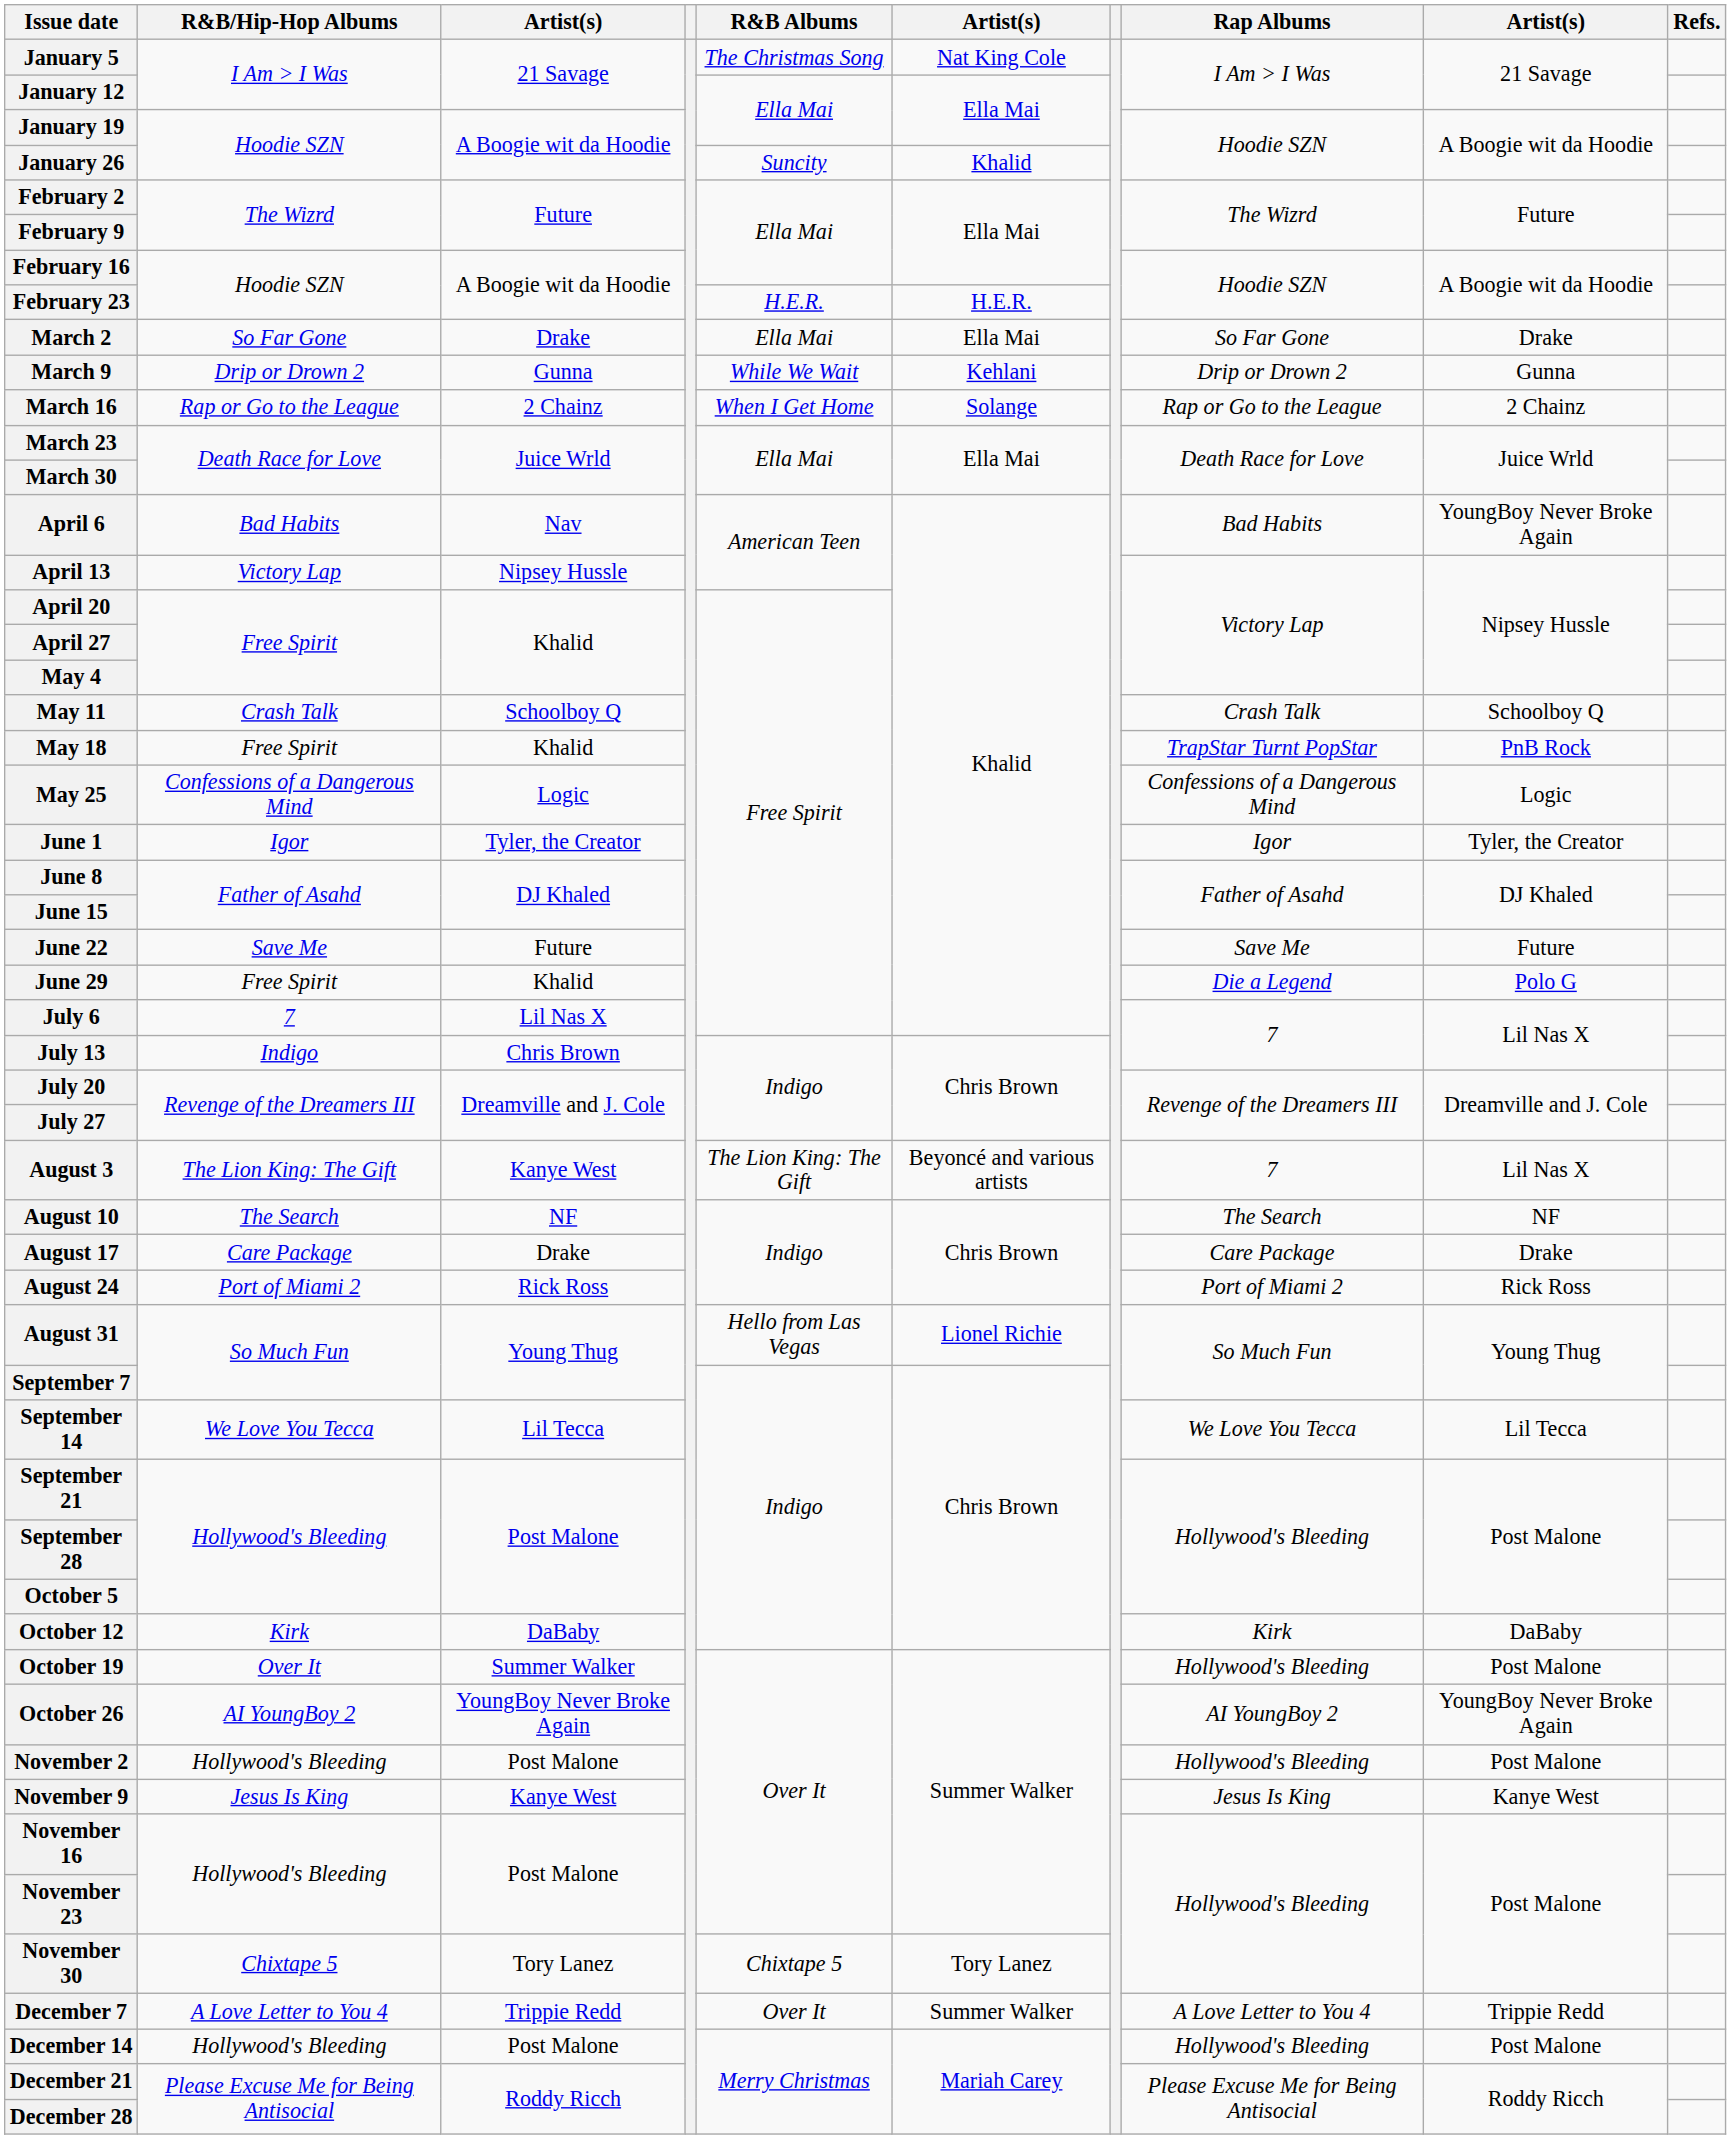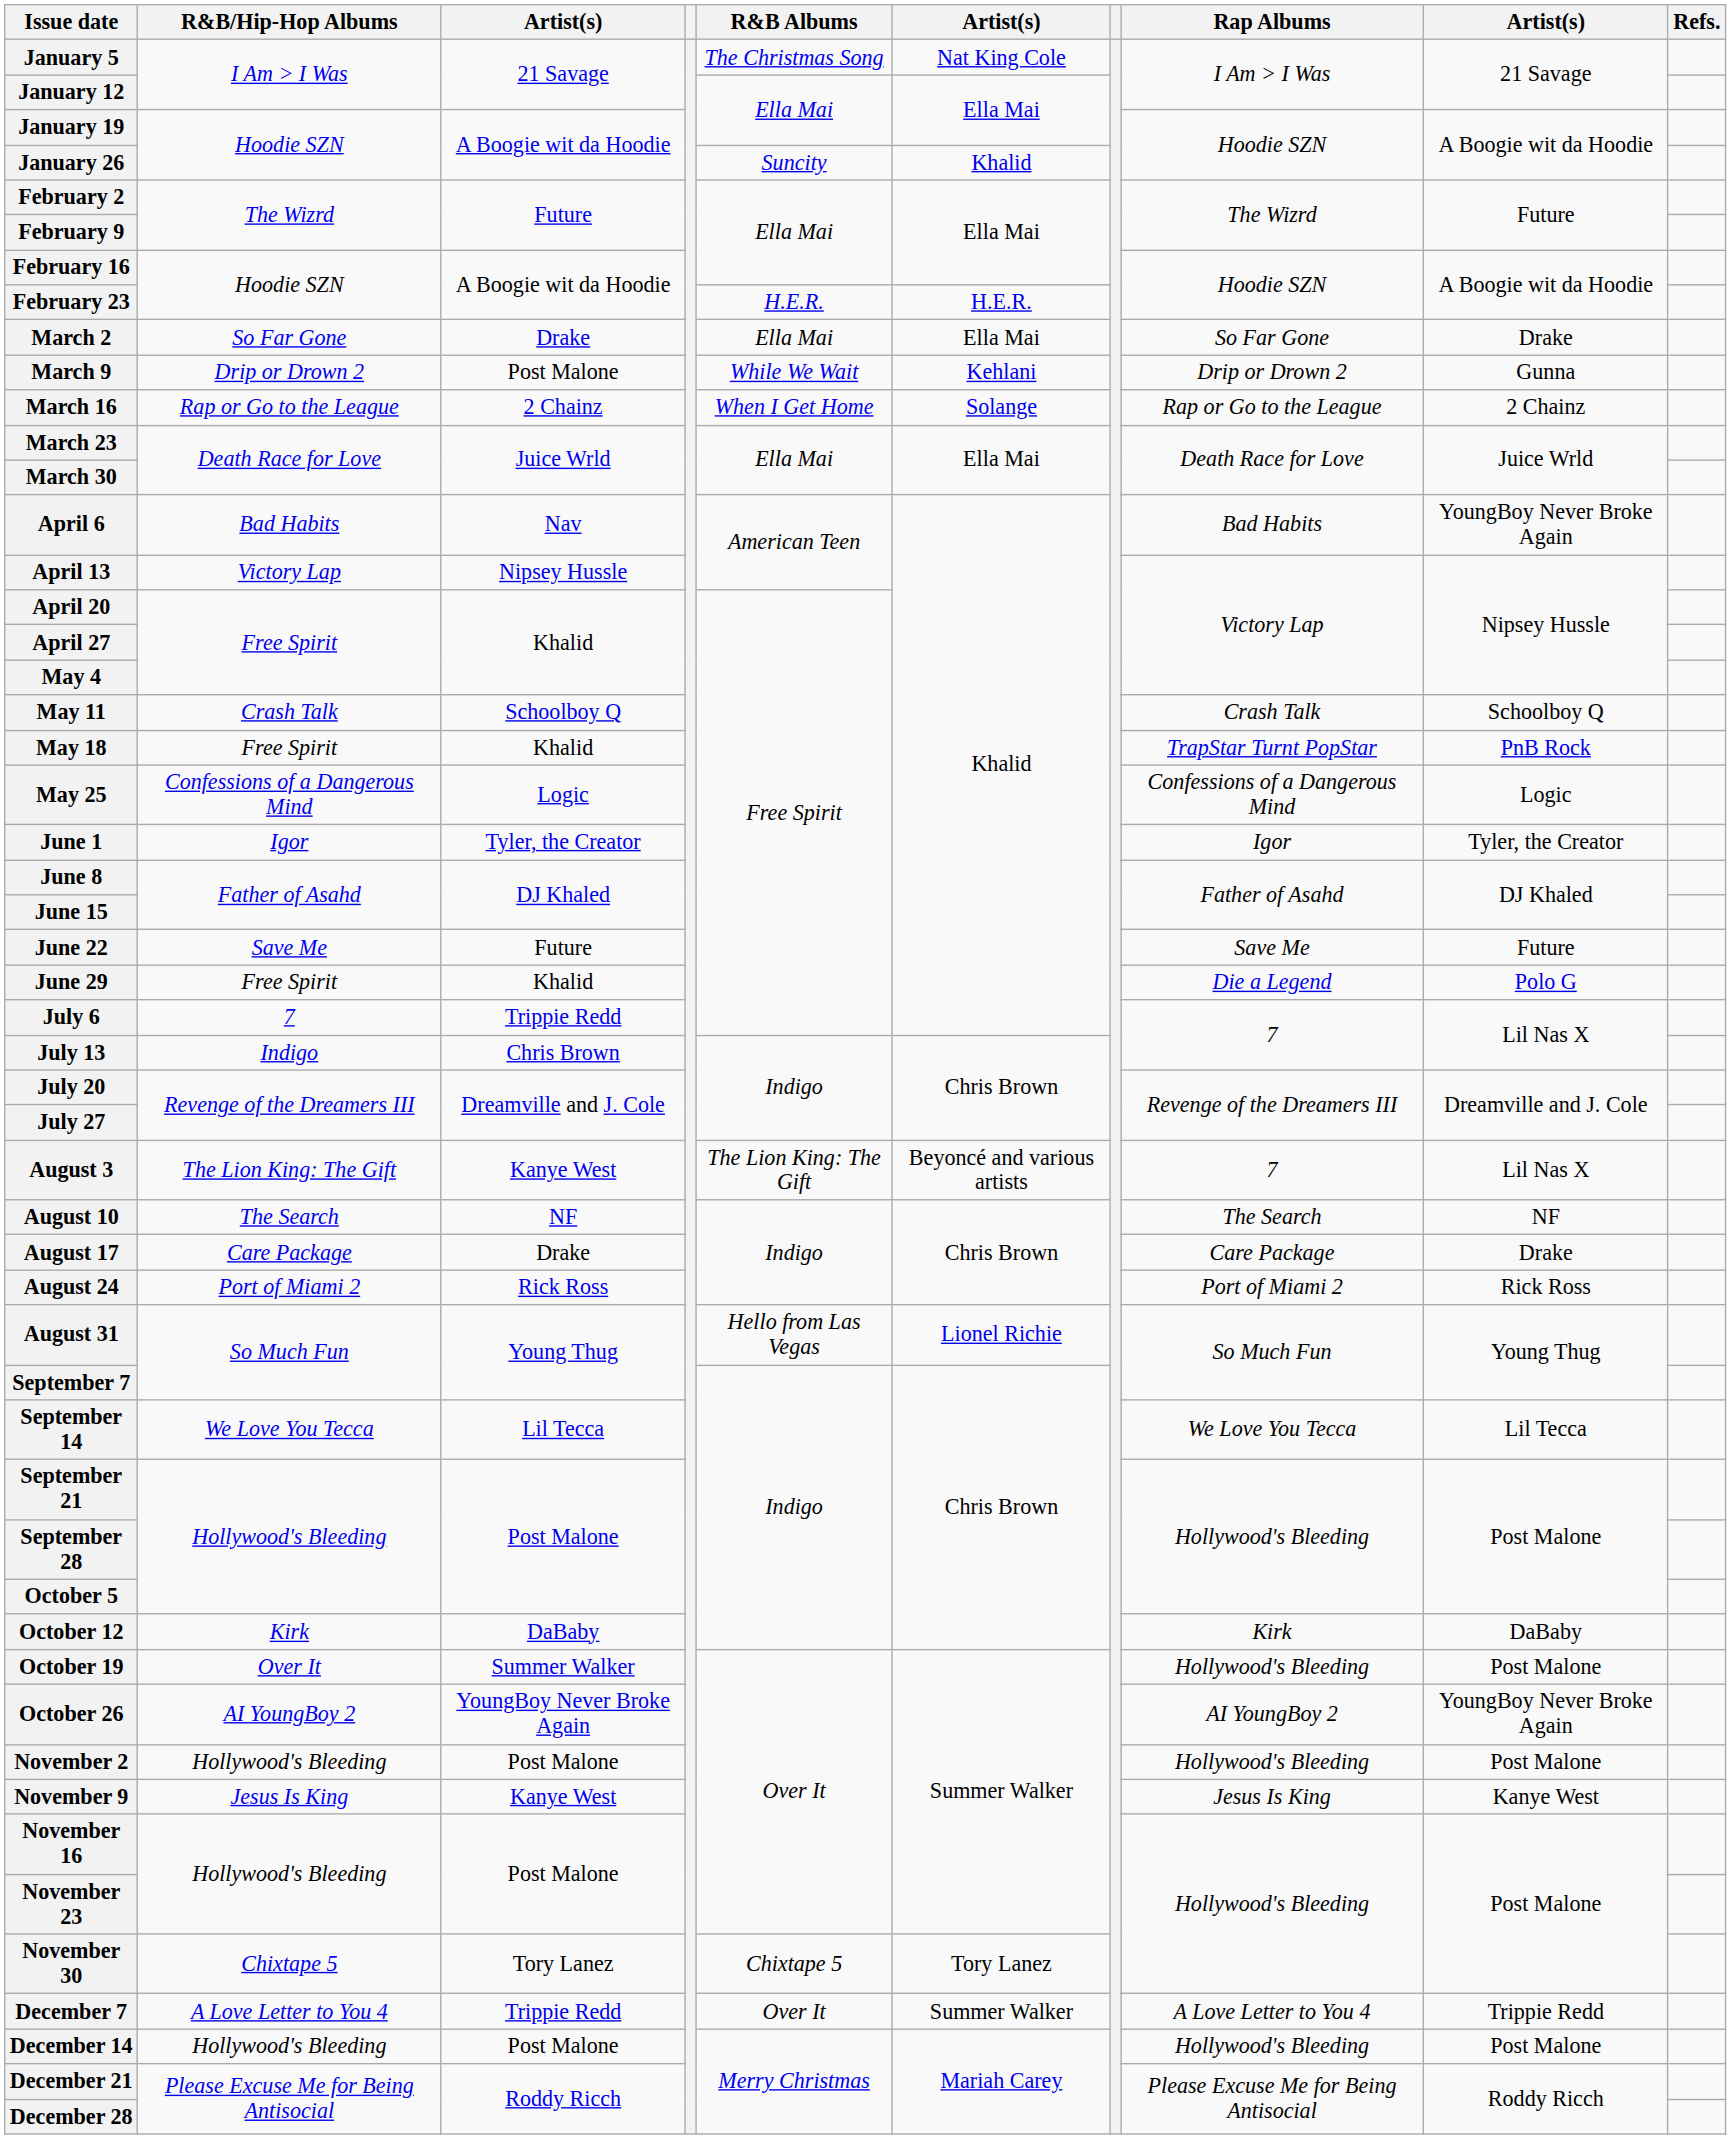(563, 372) Gunna -> (563, 372) Post Malone
(563, 1017) Lil Nas X -> (563, 1017) Trippie Redd
